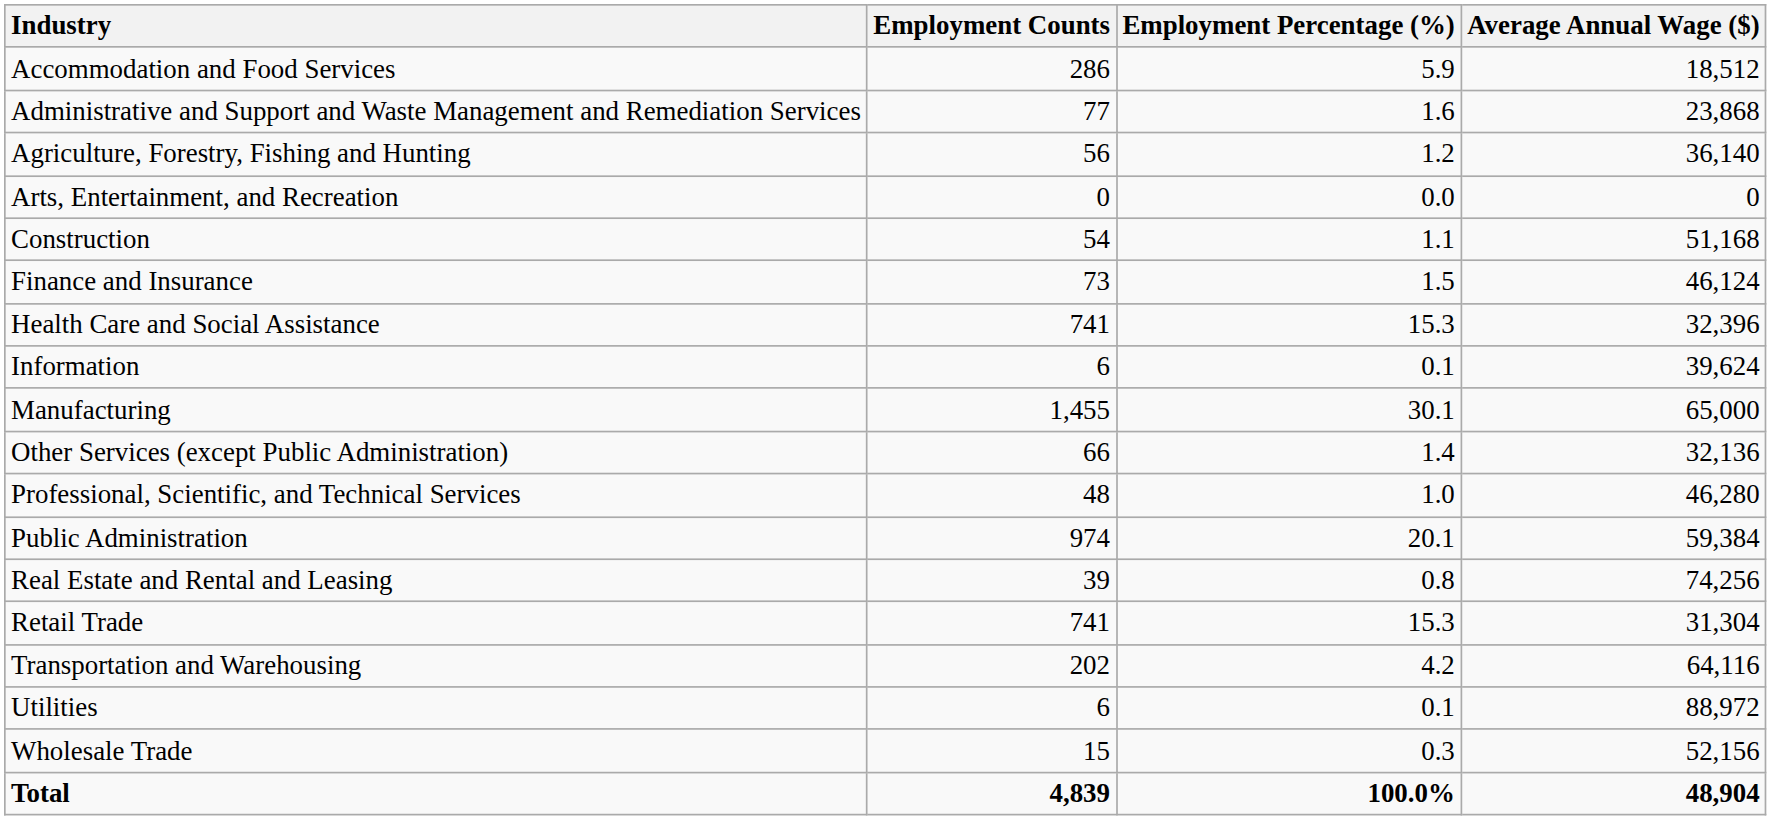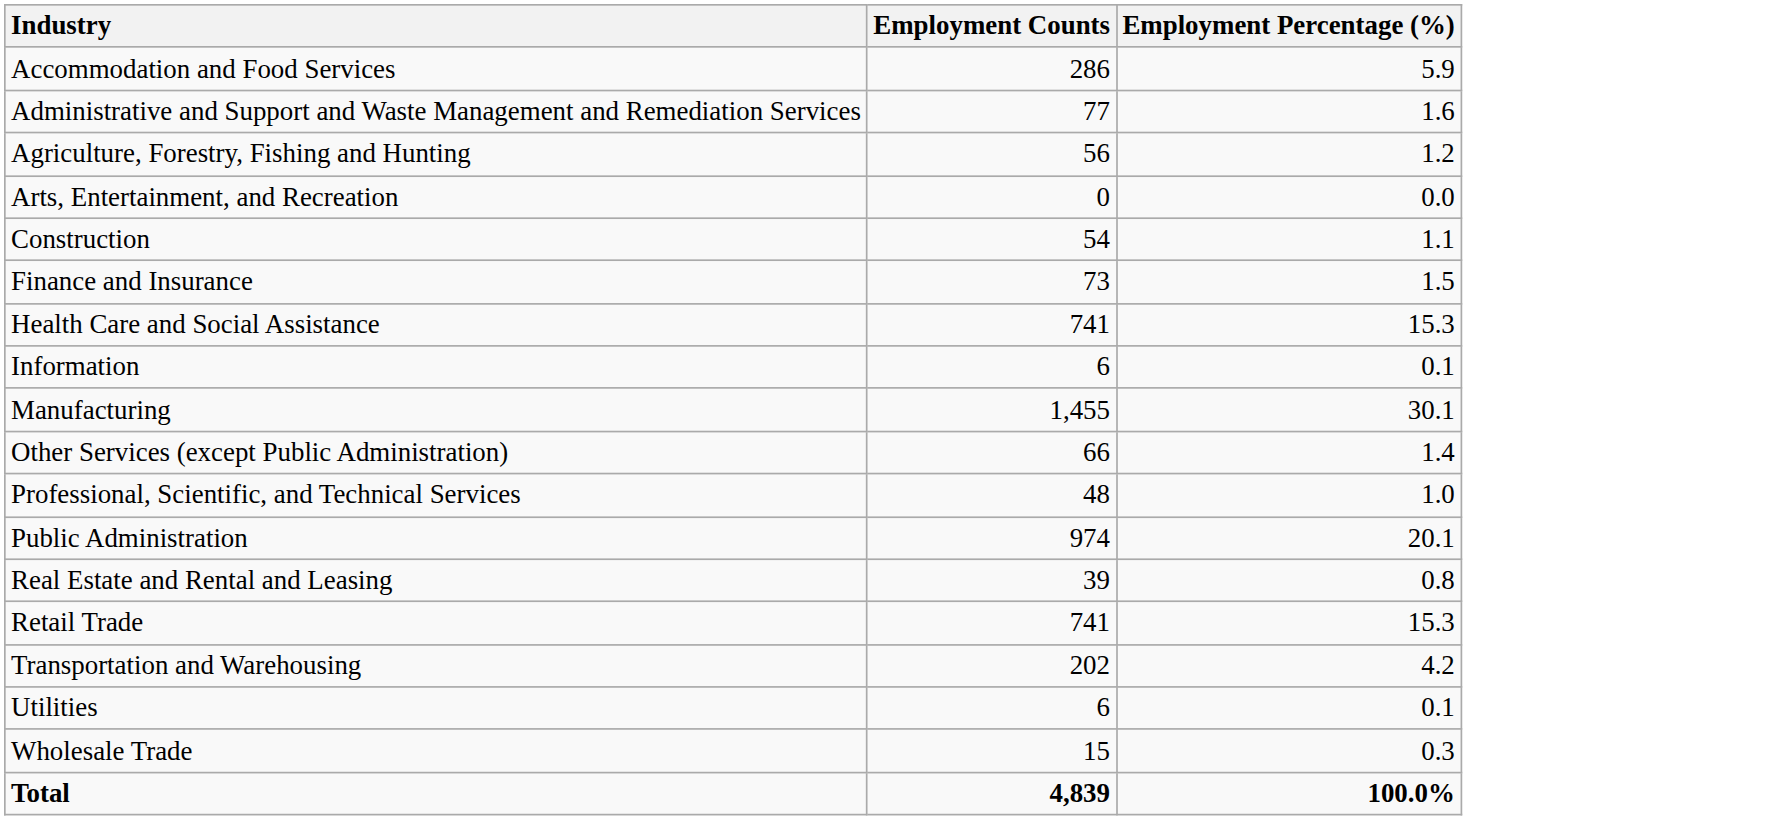- column: (1613, 25)
